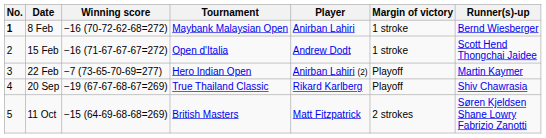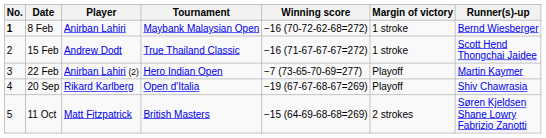columns swapped: (330, 12) <-> (116, 12)
(200, 50) Open d'Italia -> (192, 50) True Thailand Classic
(220, 87) True Thailand Classic -> (171, 87) Open d'Italia
